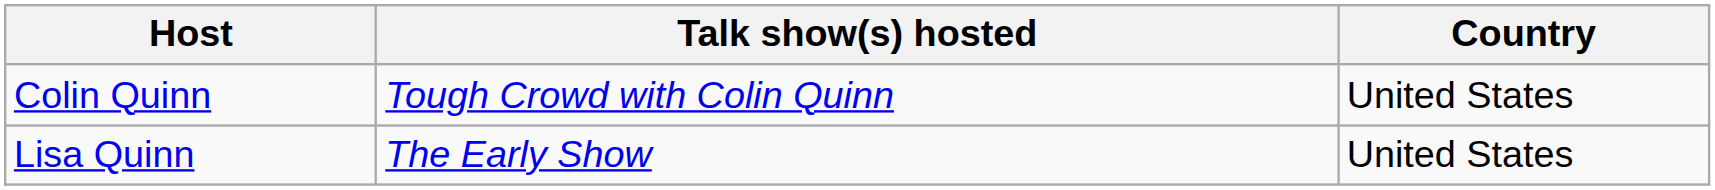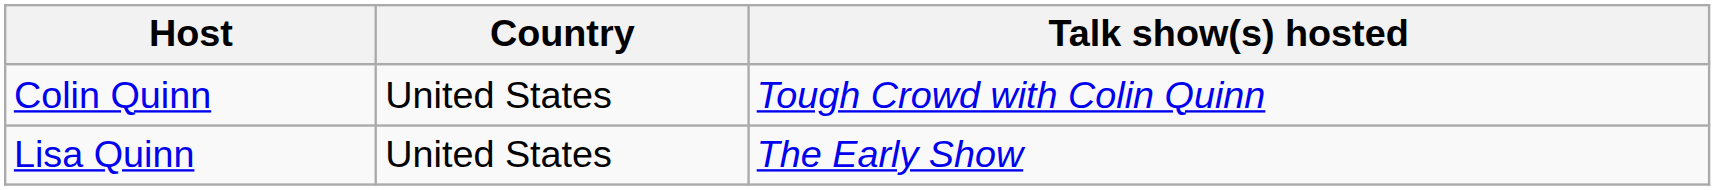columns swapped: (1524, 34) <-> (857, 34)
